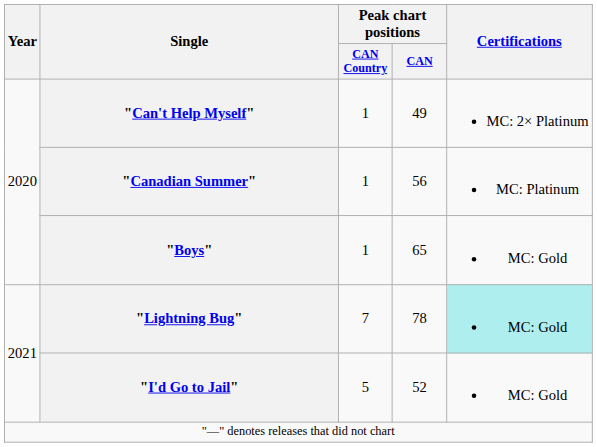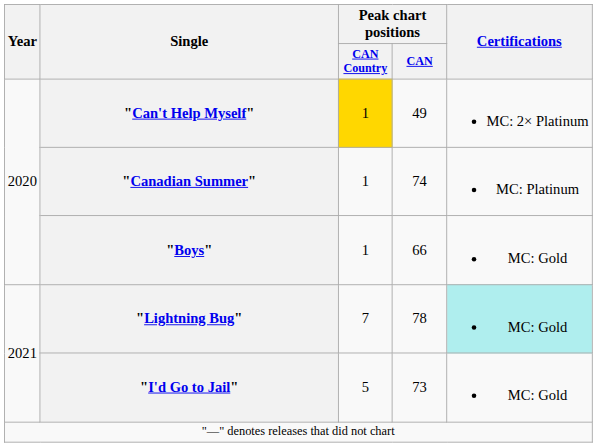(365, 113) no background -> (365, 113) gold background
(420, 181) 56 -> (420, 181) 74
(420, 250) 65 -> (420, 250) 66
(420, 387) 52 -> (420, 387) 73
